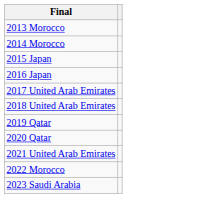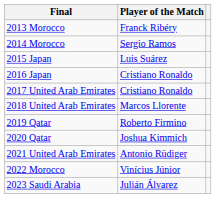+ column: (162, 12)
